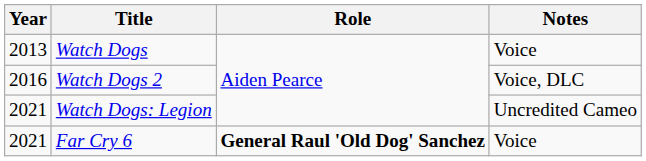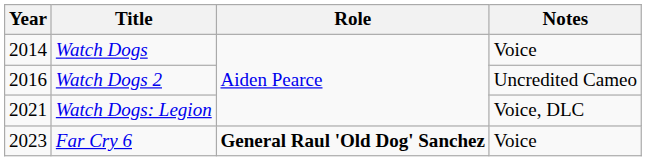(28, 49) 2013 -> (28, 49) 2014
(539, 79) Voice, DLC -> (565, 79) Uncredited Cameo
(565, 110) Uncredited Cameo -> (539, 110) Voice, DLC
(28, 140) 2021 -> (28, 140) 2023
